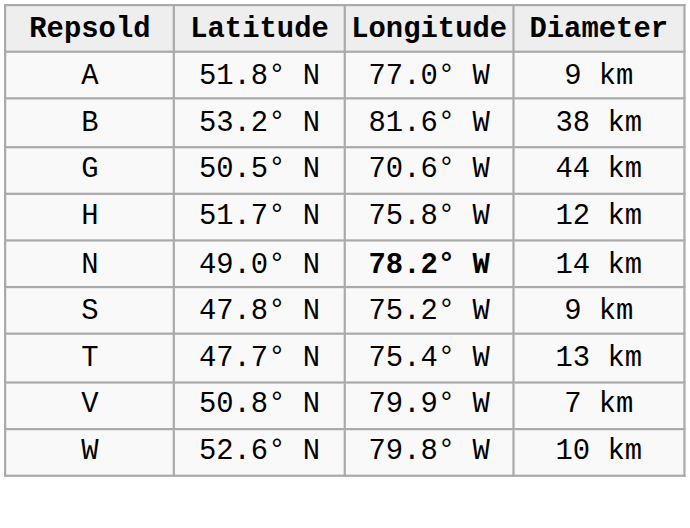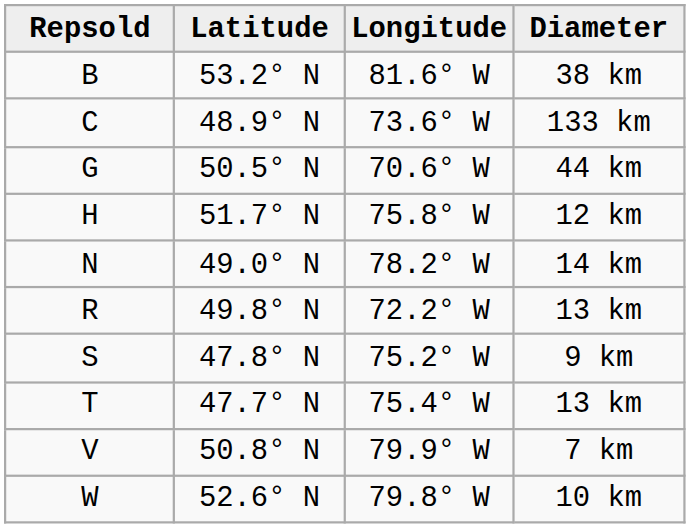- row: (90, 76)
+ row: (90, 123)
(429, 264) bold -> (429, 264) normal
+ row: (90, 311)
